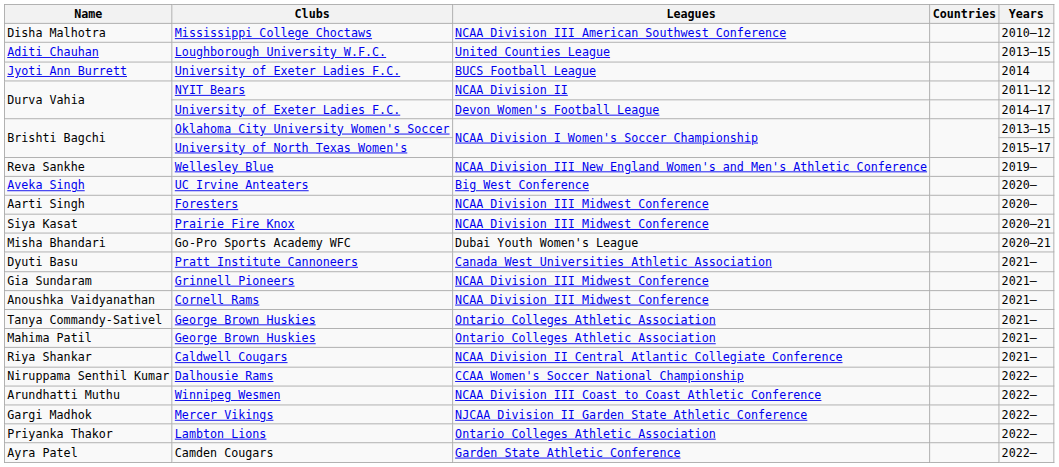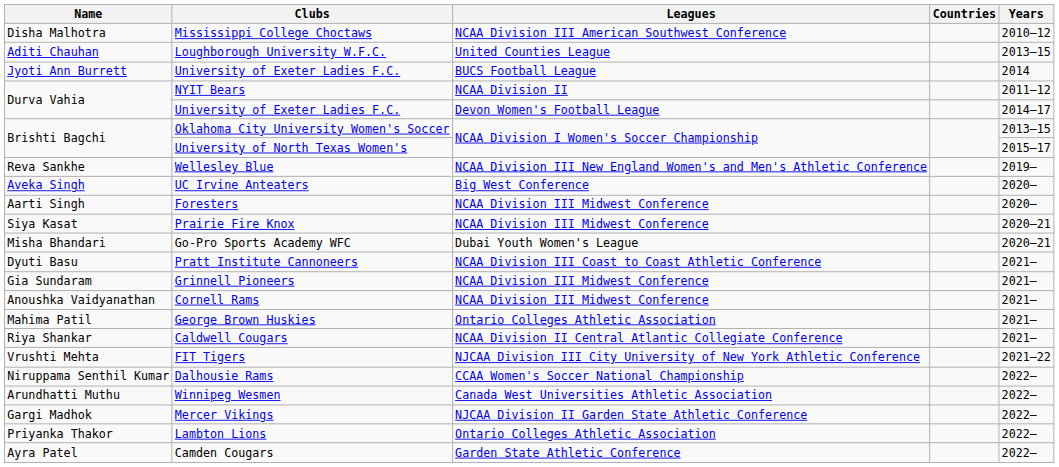(614, 262) Canada West Universities Athletic Association -> (638, 262) NCAA Division III Coast to Coast Athletic Conference
- row: (85, 319)
+ row: (53, 357)
(638, 395) NCAA Division III Coast to Coast Athletic Conference -> (614, 395) Canada West Universities Athletic Association
